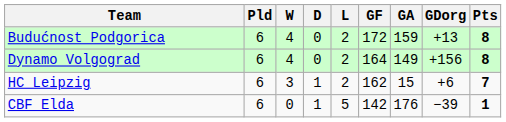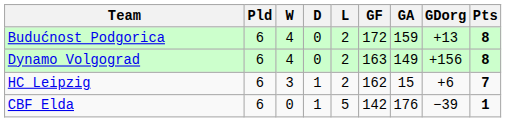(375, 61) 164 -> (375, 61) 163
